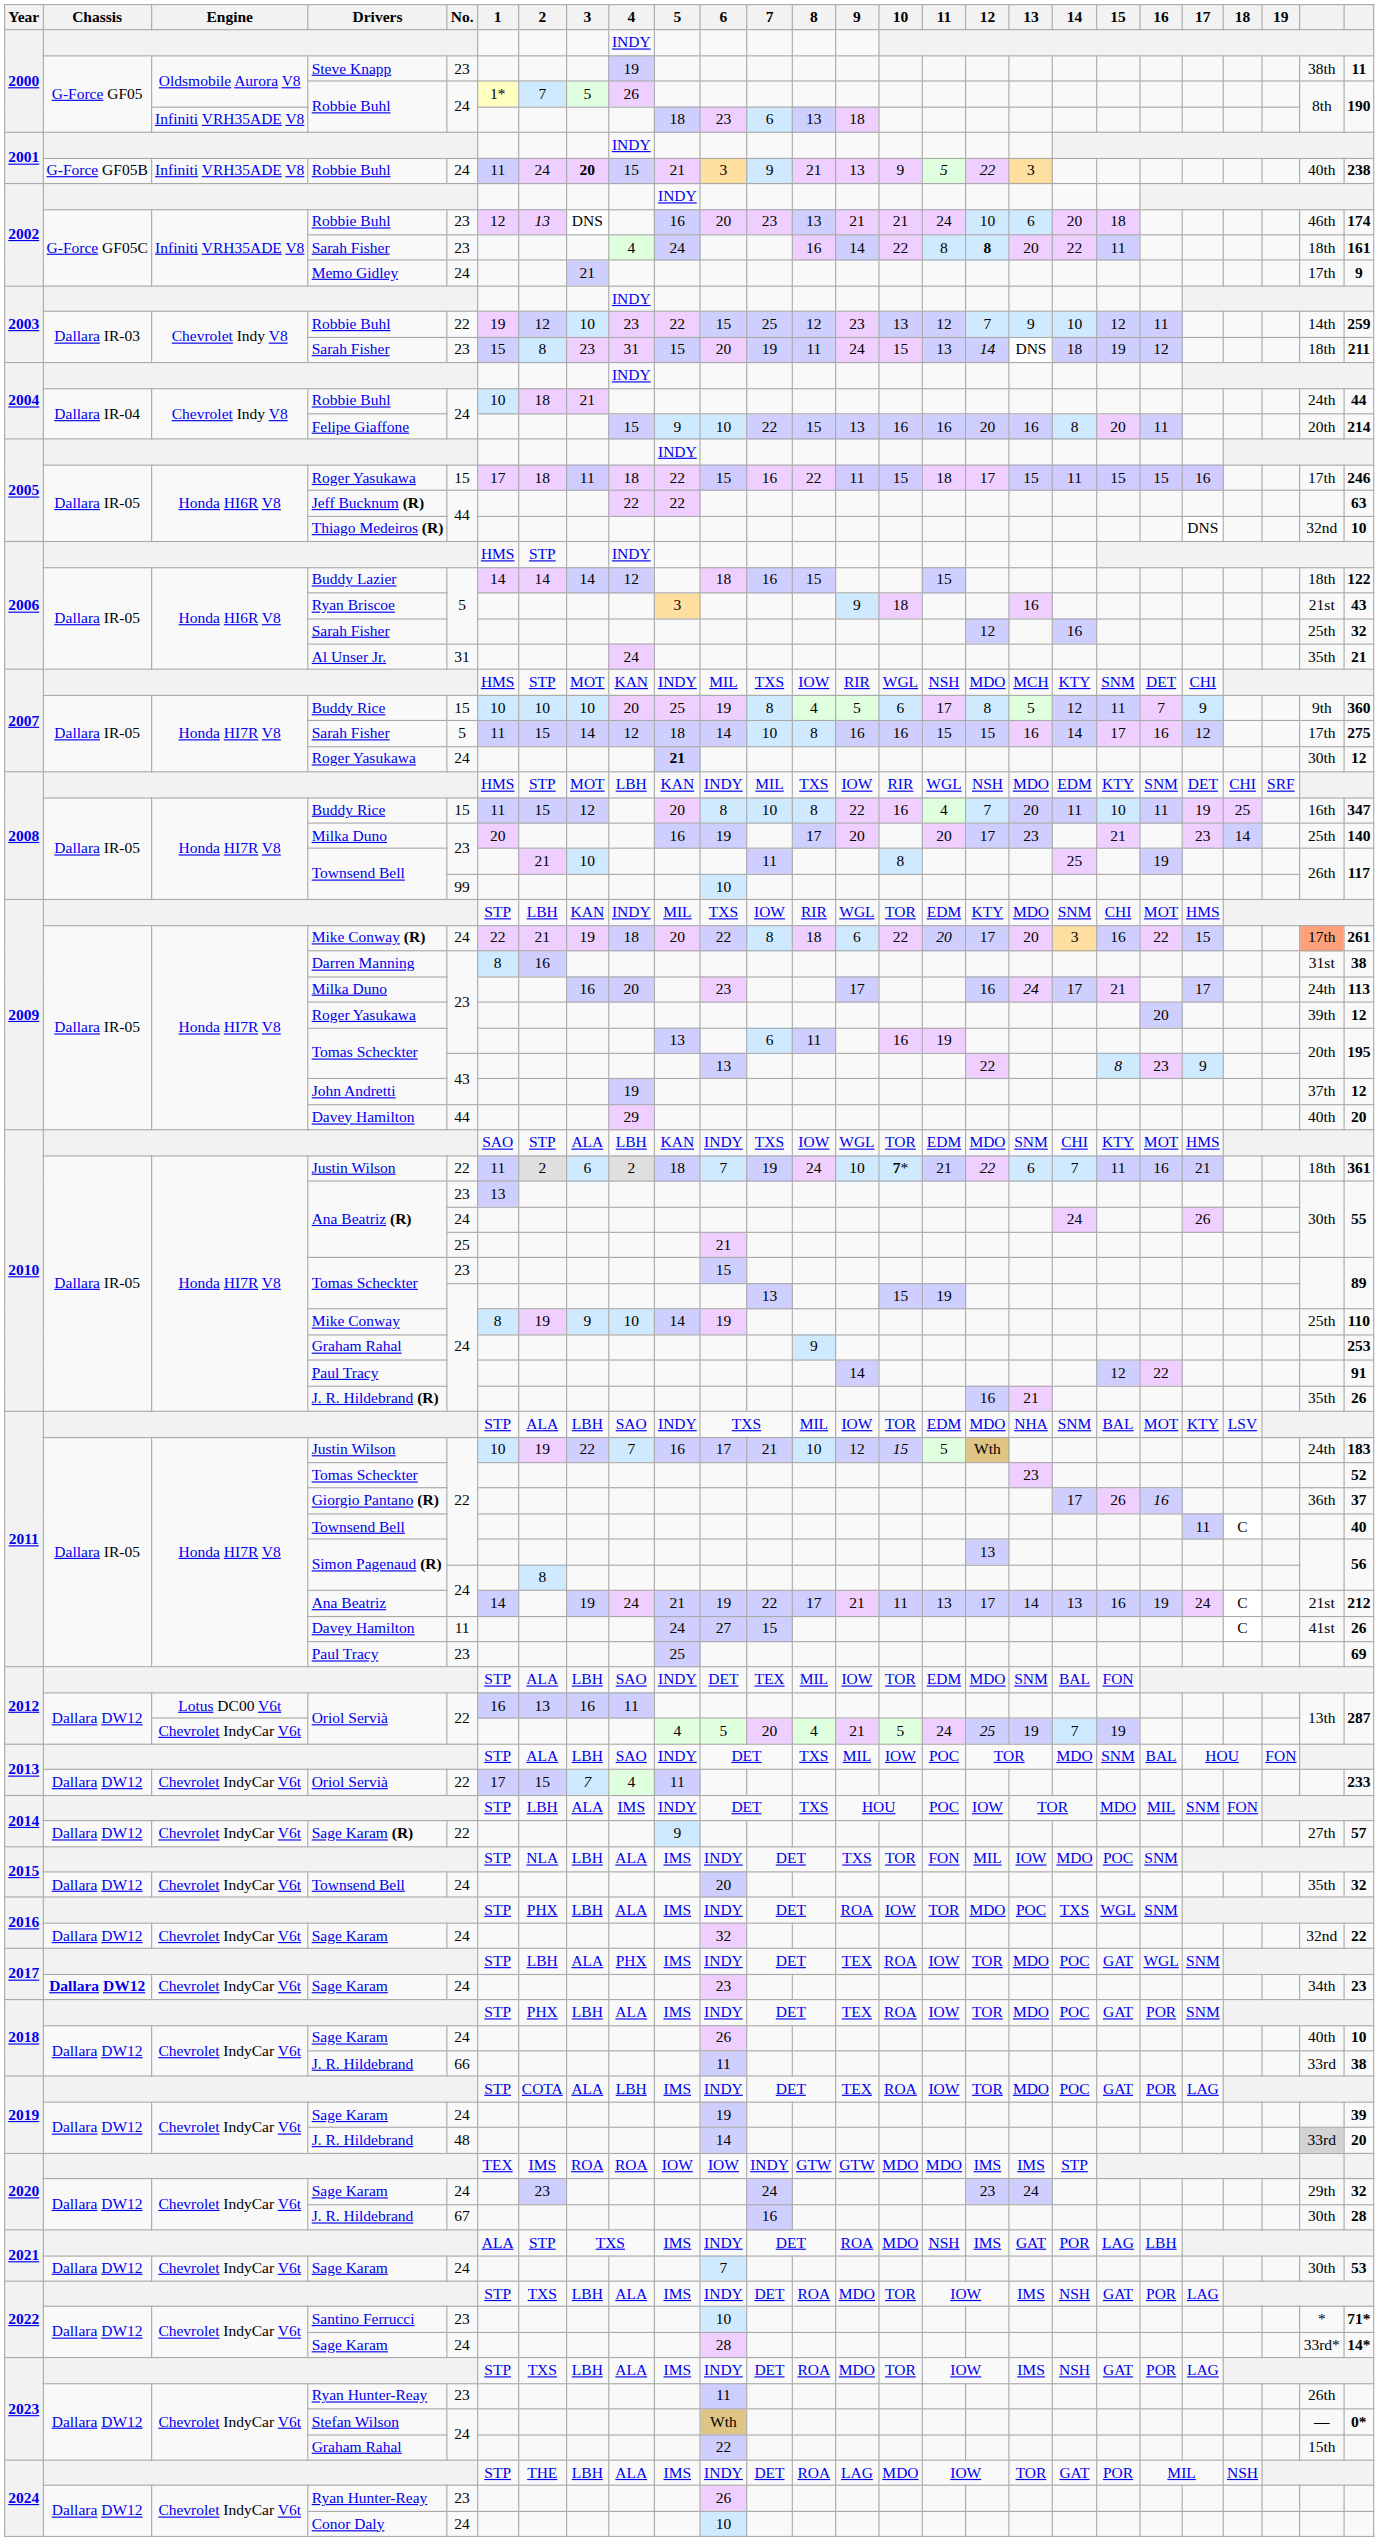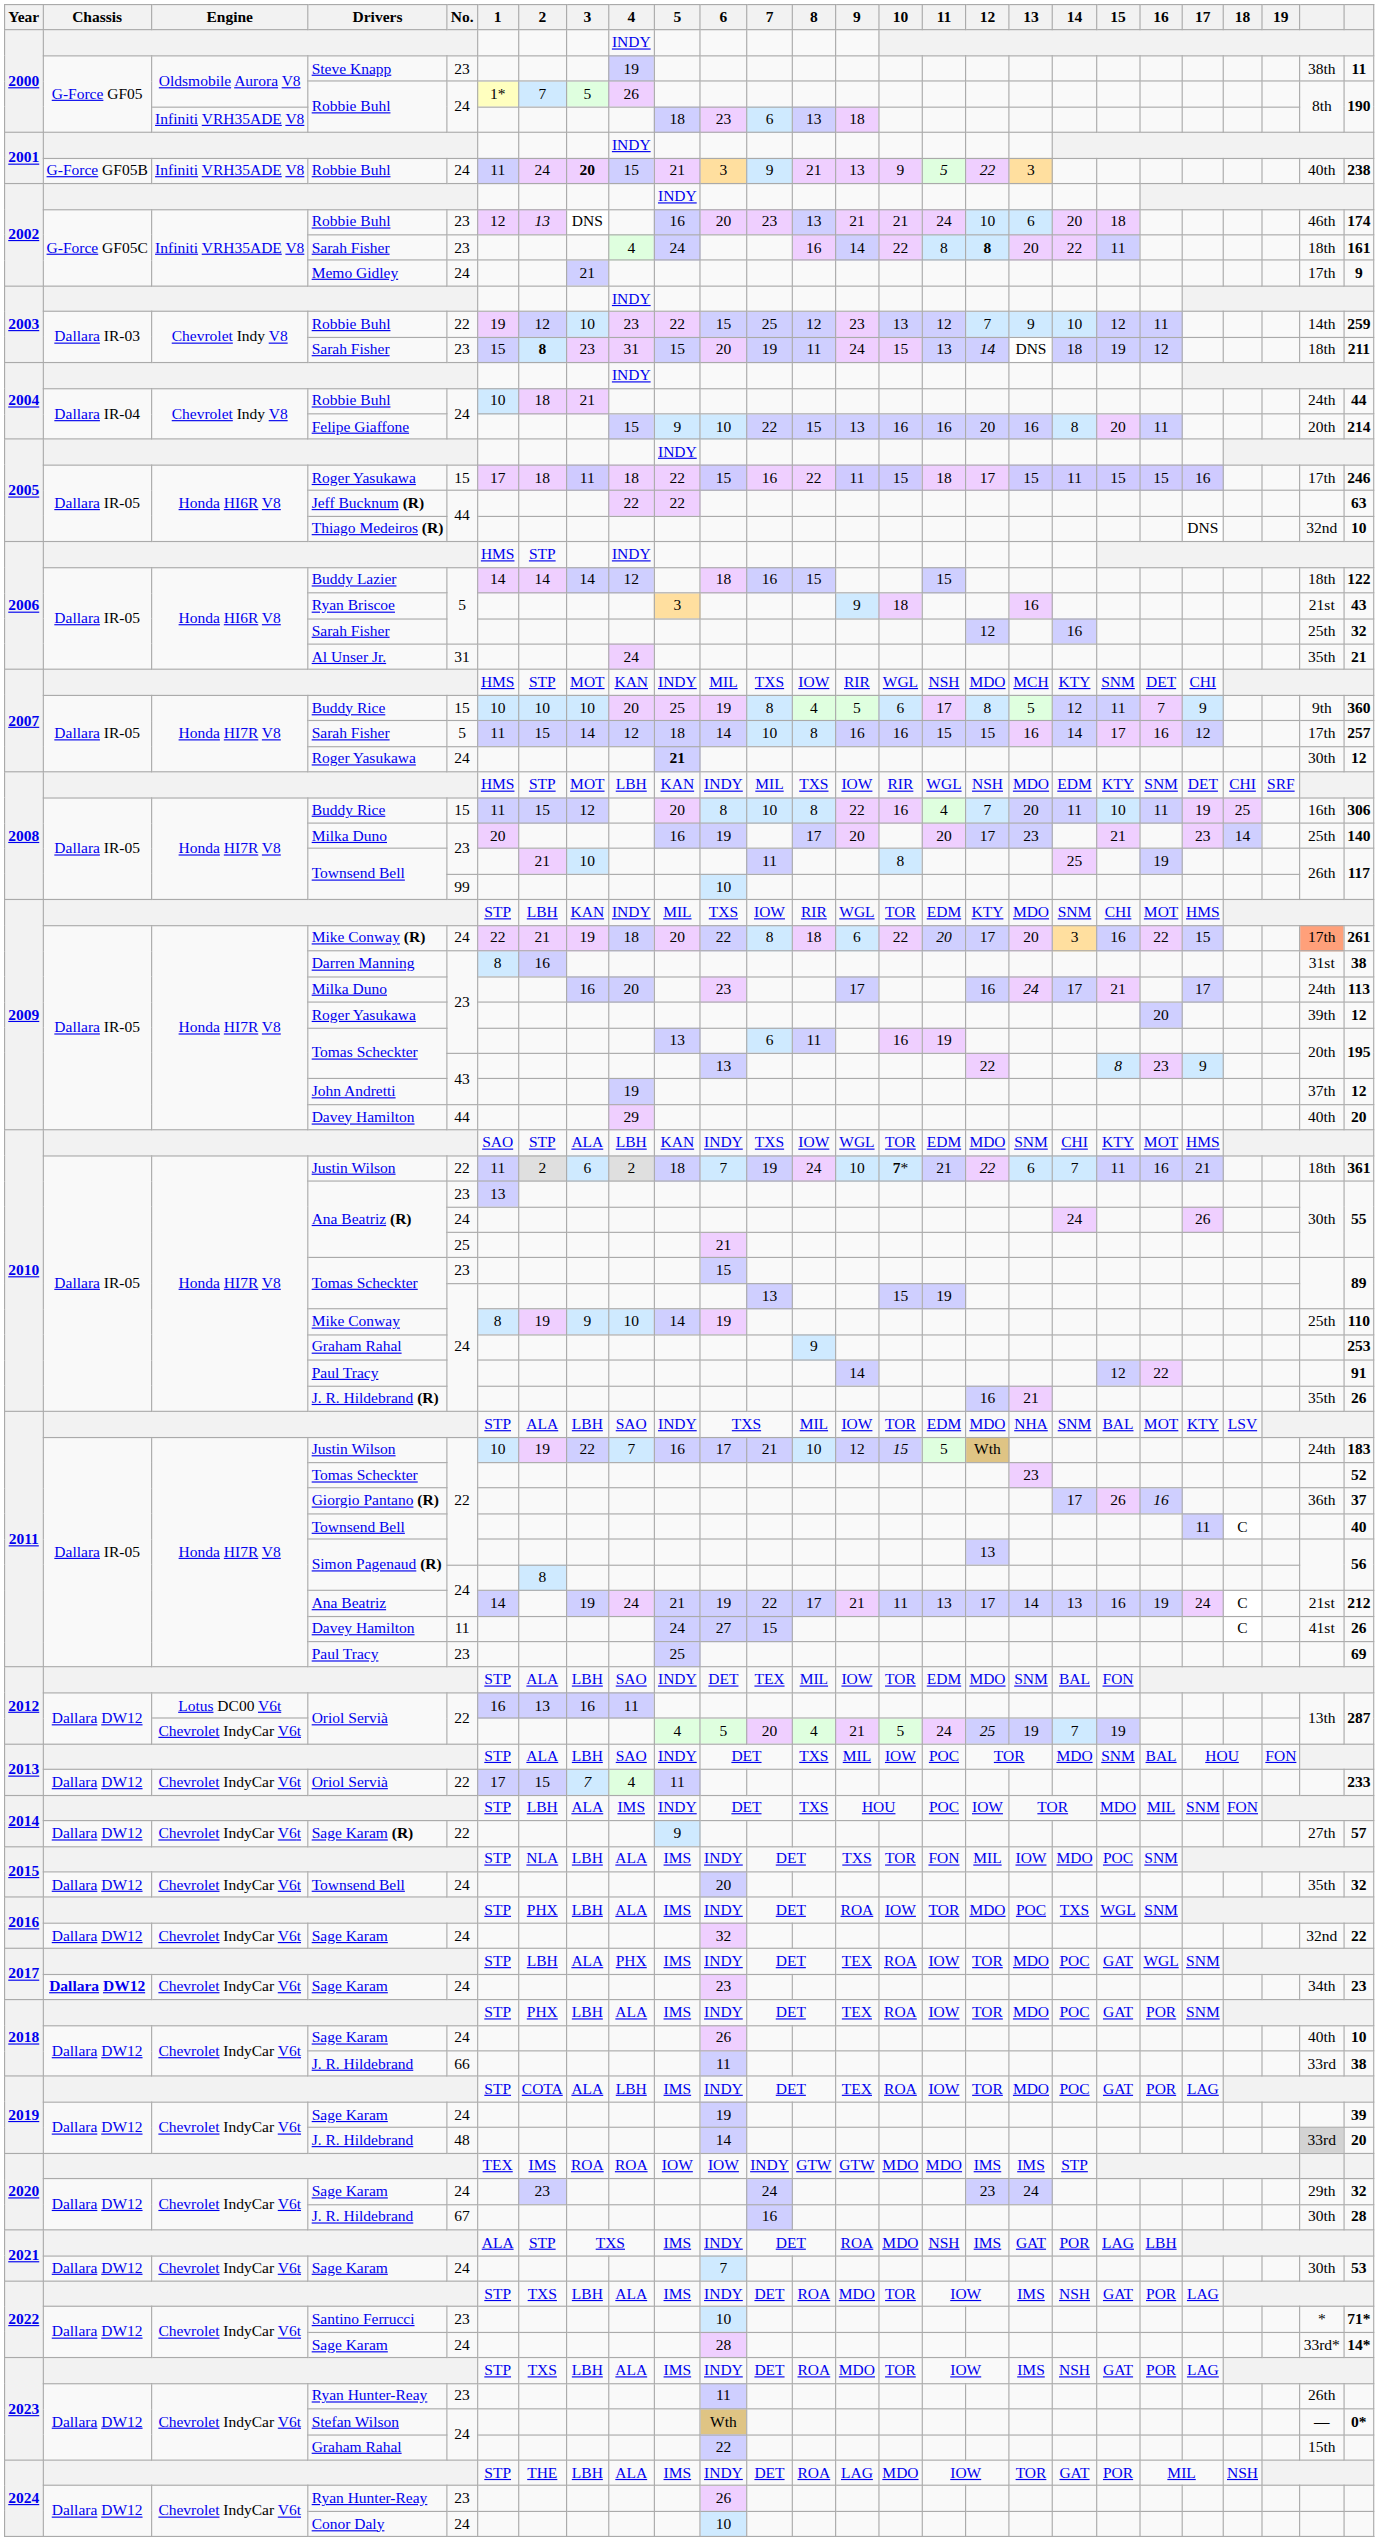(542, 349) normal -> (542, 349) bold
(1359, 733) 275 -> (1359, 733) 257
(1359, 809) 347 -> (1359, 809) 306
